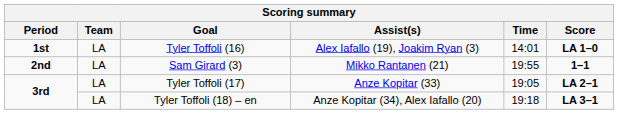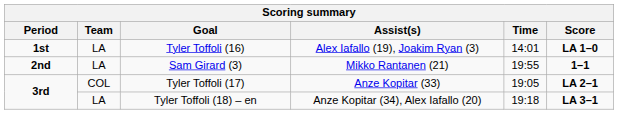(99, 83) LA -> (99, 83) COL
